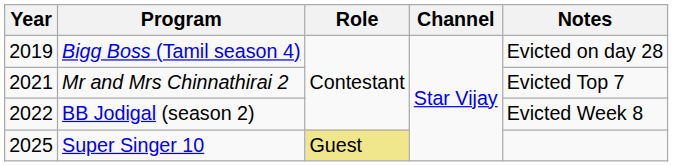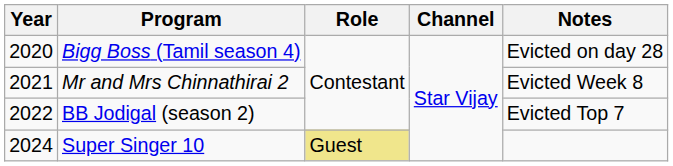(31, 51) 2019 -> (31, 51) 2020
(566, 82) Evicted Top 7 -> (575, 82) Evicted Week 8
(575, 113) Evicted Week 8 -> (566, 113) Evicted Top 7
(31, 144) 2025 -> (31, 144) 2024
